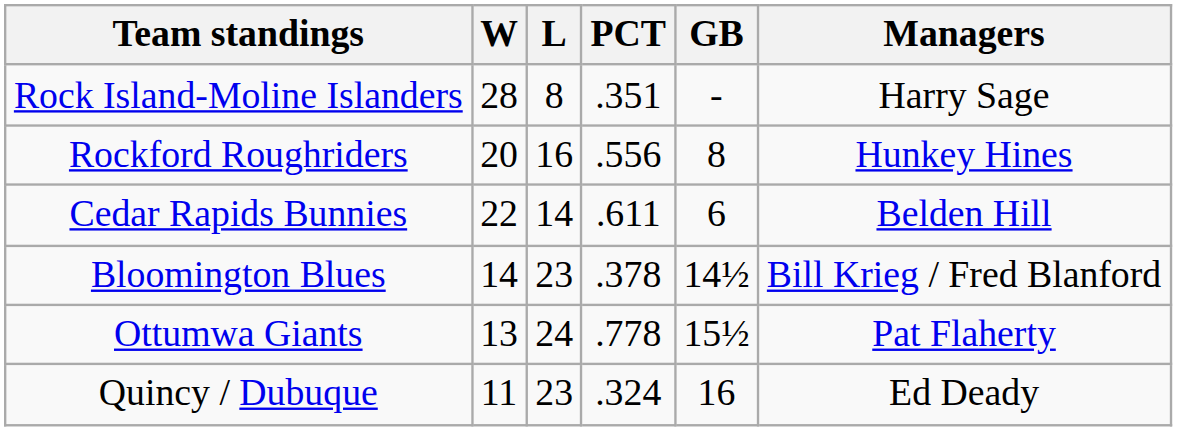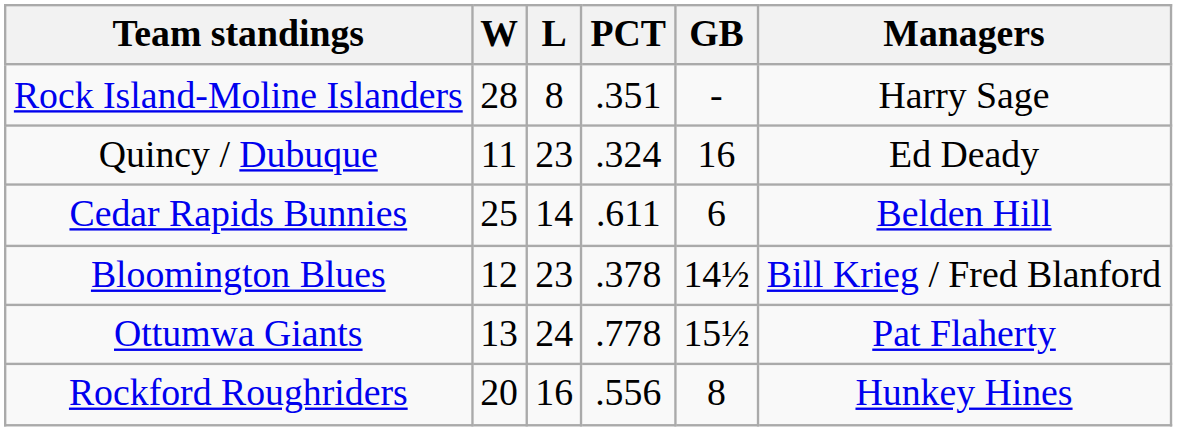rows swapped: (238, 154) <-> (238, 393)
(499, 214) 22 -> (499, 214) 25
(499, 273) 14 -> (499, 273) 12
